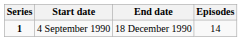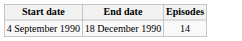- column: (20, 12)
